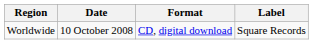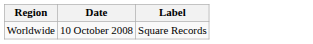- column: (185, 13)
